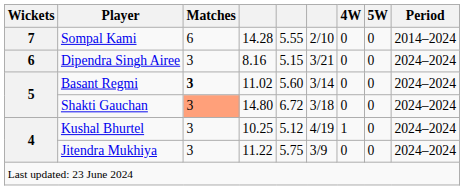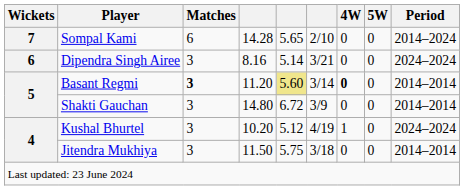(291, 38) 5.55 -> (291, 38) 5.65
(291, 61) 5.15 -> (291, 61) 5.14
(257, 83) 11.02 -> (257, 83) 11.20
(291, 83) no background -> (291, 83) khaki background
(344, 83) normal -> (344, 83) bold
(425, 83) 2024–2024 -> (425, 83) 2014–2014
(190, 106) lightsalmon background -> (190, 106) no background
(322, 106) 3/18 -> (319, 106) 3/9
(425, 106) 2024–2024 -> (425, 106) 2014–2014
(258, 128) 10.25 -> (258, 128) 10.20
(257, 151) 11.22 -> (257, 151) 11.50
(319, 151) 3/9 -> (322, 151) 3/18
(425, 151) 2024–2024 -> (425, 151) 2014–2014
